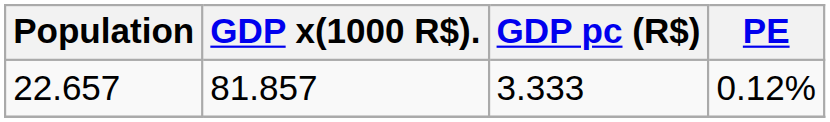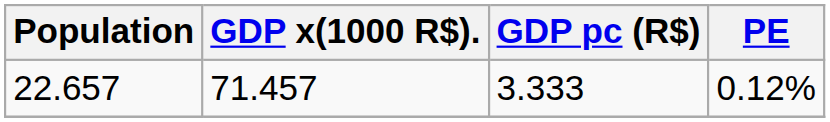(264, 87) 81.857 -> (264, 87) 71.457
